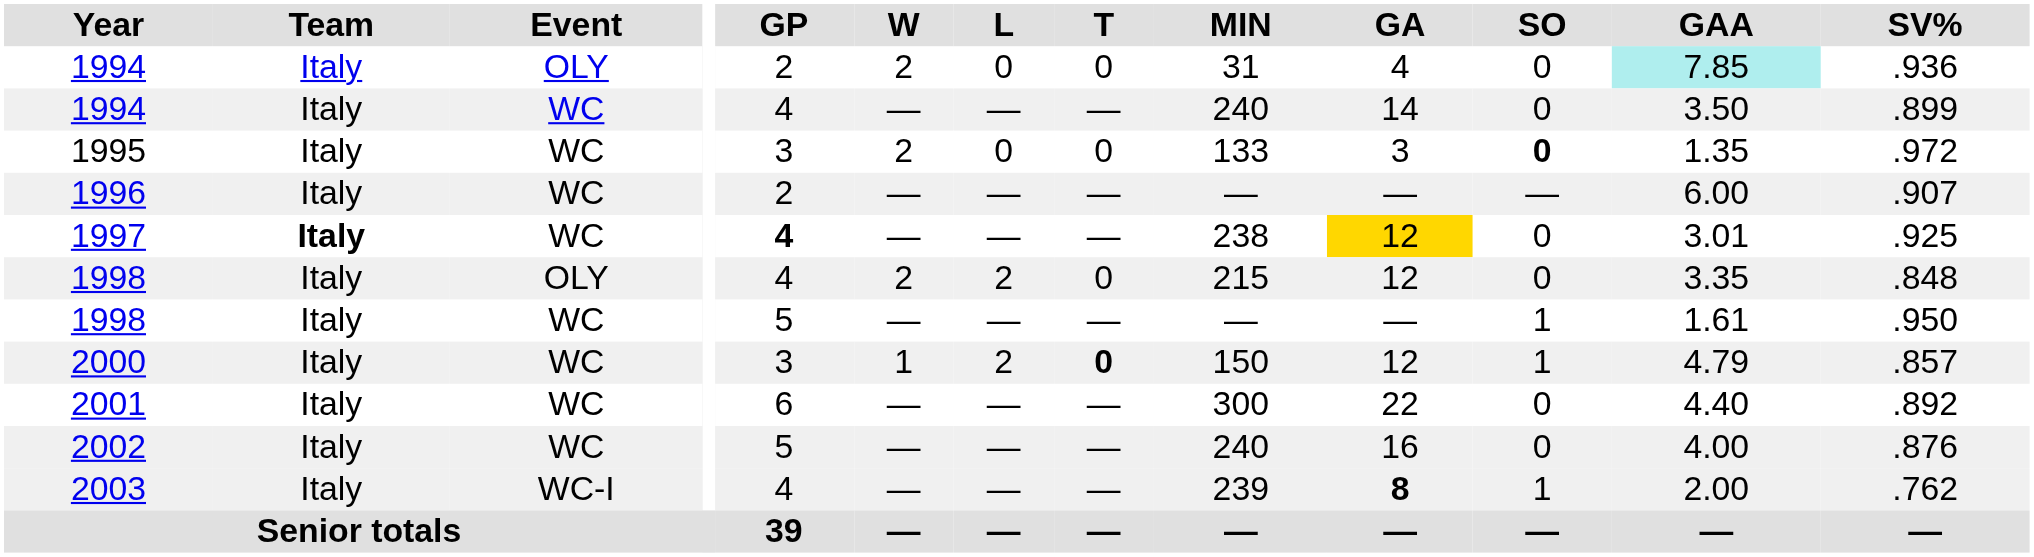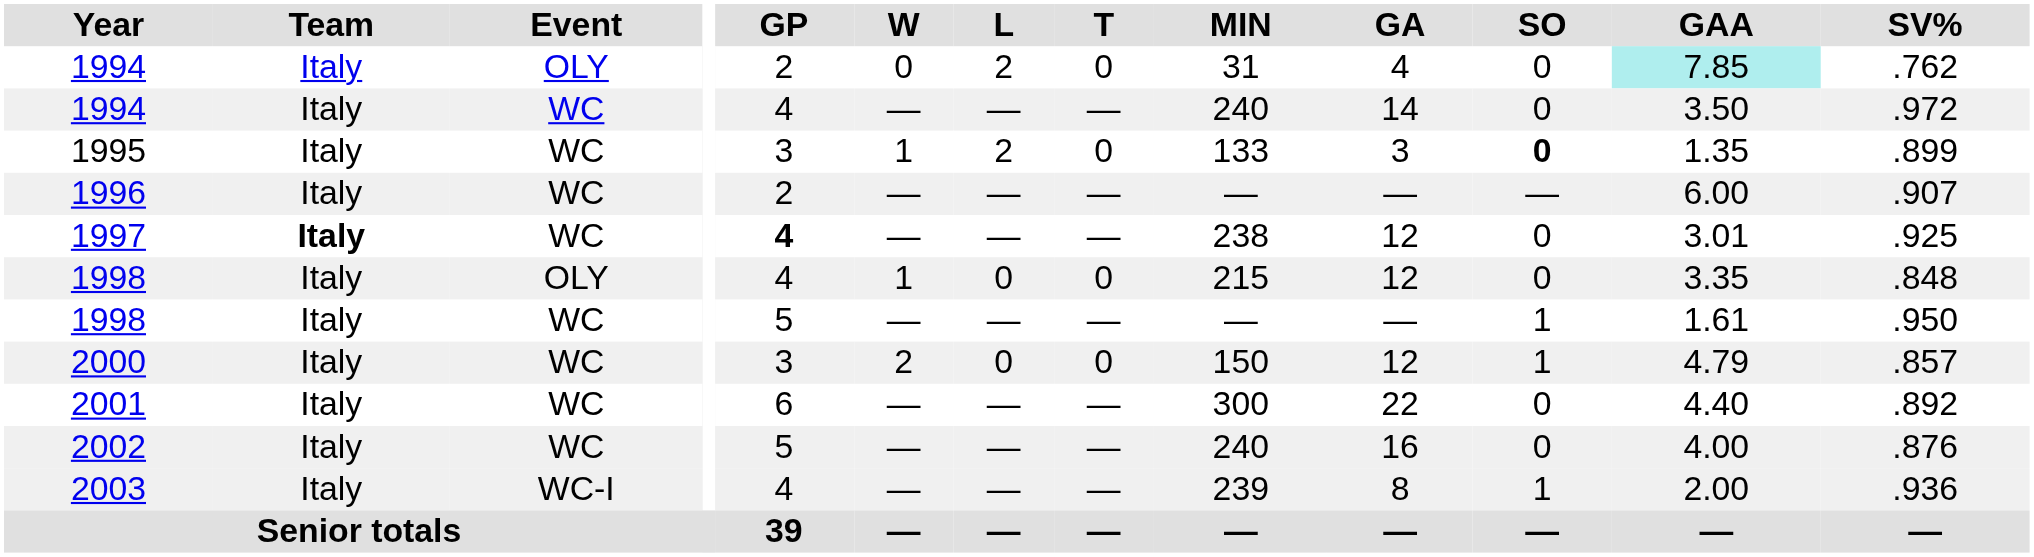(904, 66) 2 -> (904, 66) 0
(1004, 66) 0 -> (1004, 66) 2
(1925, 66) .936 -> (1925, 66) .762
(1925, 108) .899 -> (1925, 108) .972
(904, 151) 2 -> (904, 151) 1
(1004, 151) 0 -> (1004, 151) 2
(1925, 151) .972 -> (1925, 151) .899
(1400, 235) gold background -> (1400, 235) no background
(904, 277) 2 -> (904, 277) 1
(1004, 277) 2 -> (1004, 277) 0
(904, 362) 1 -> (904, 362) 2
(1004, 362) 2 -> (1004, 362) 0
(1104, 362) bold -> (1104, 362) normal
(1400, 488) bold -> (1400, 488) normal
(1925, 488) .762 -> (1925, 488) .936
